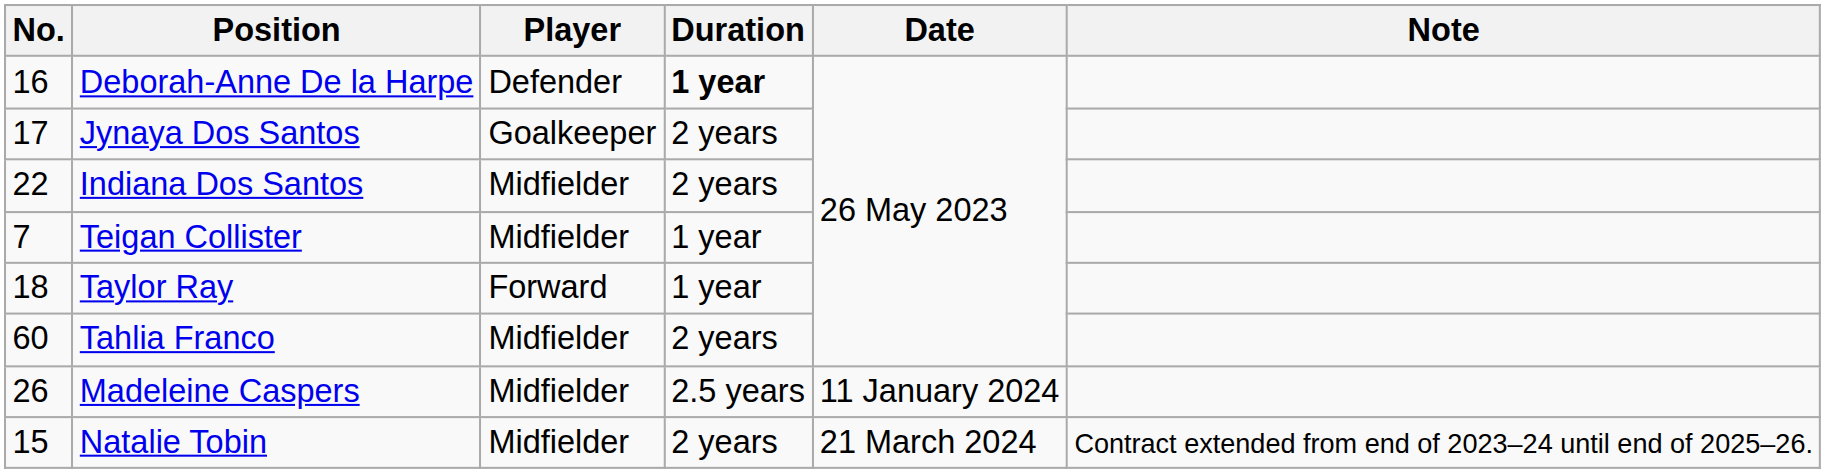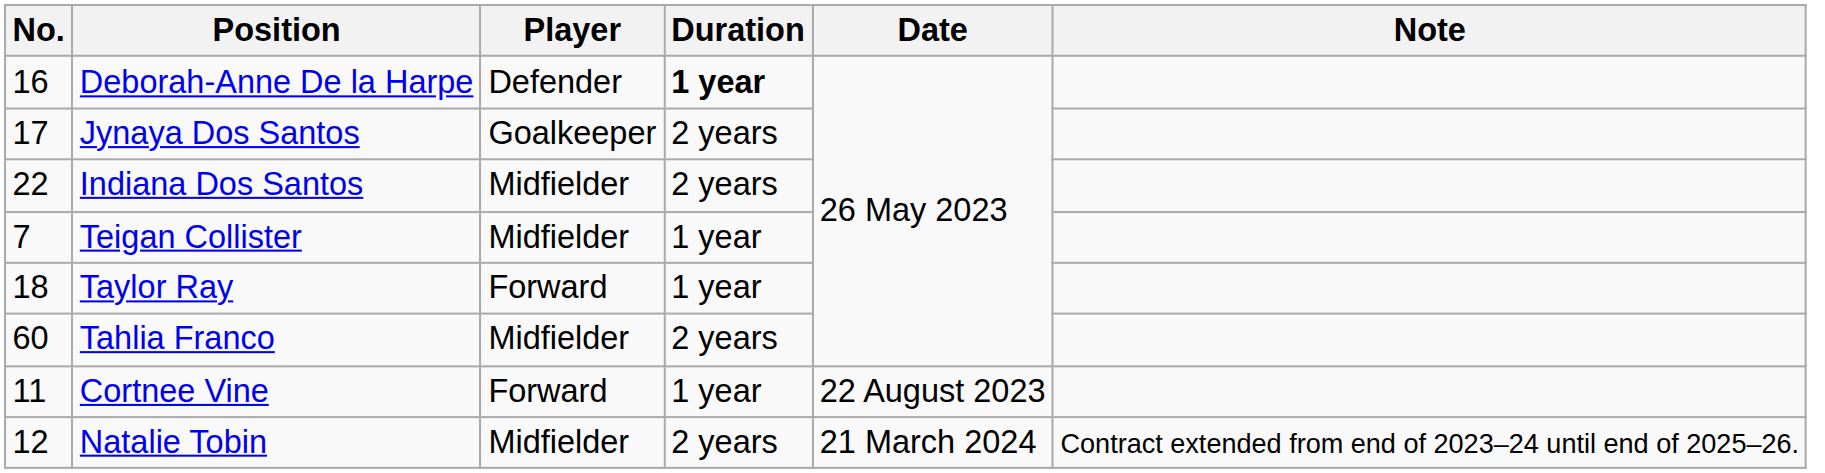+ row: (174, 390)
- row: (220, 390)
(31, 442) 15 -> (31, 442) 12
